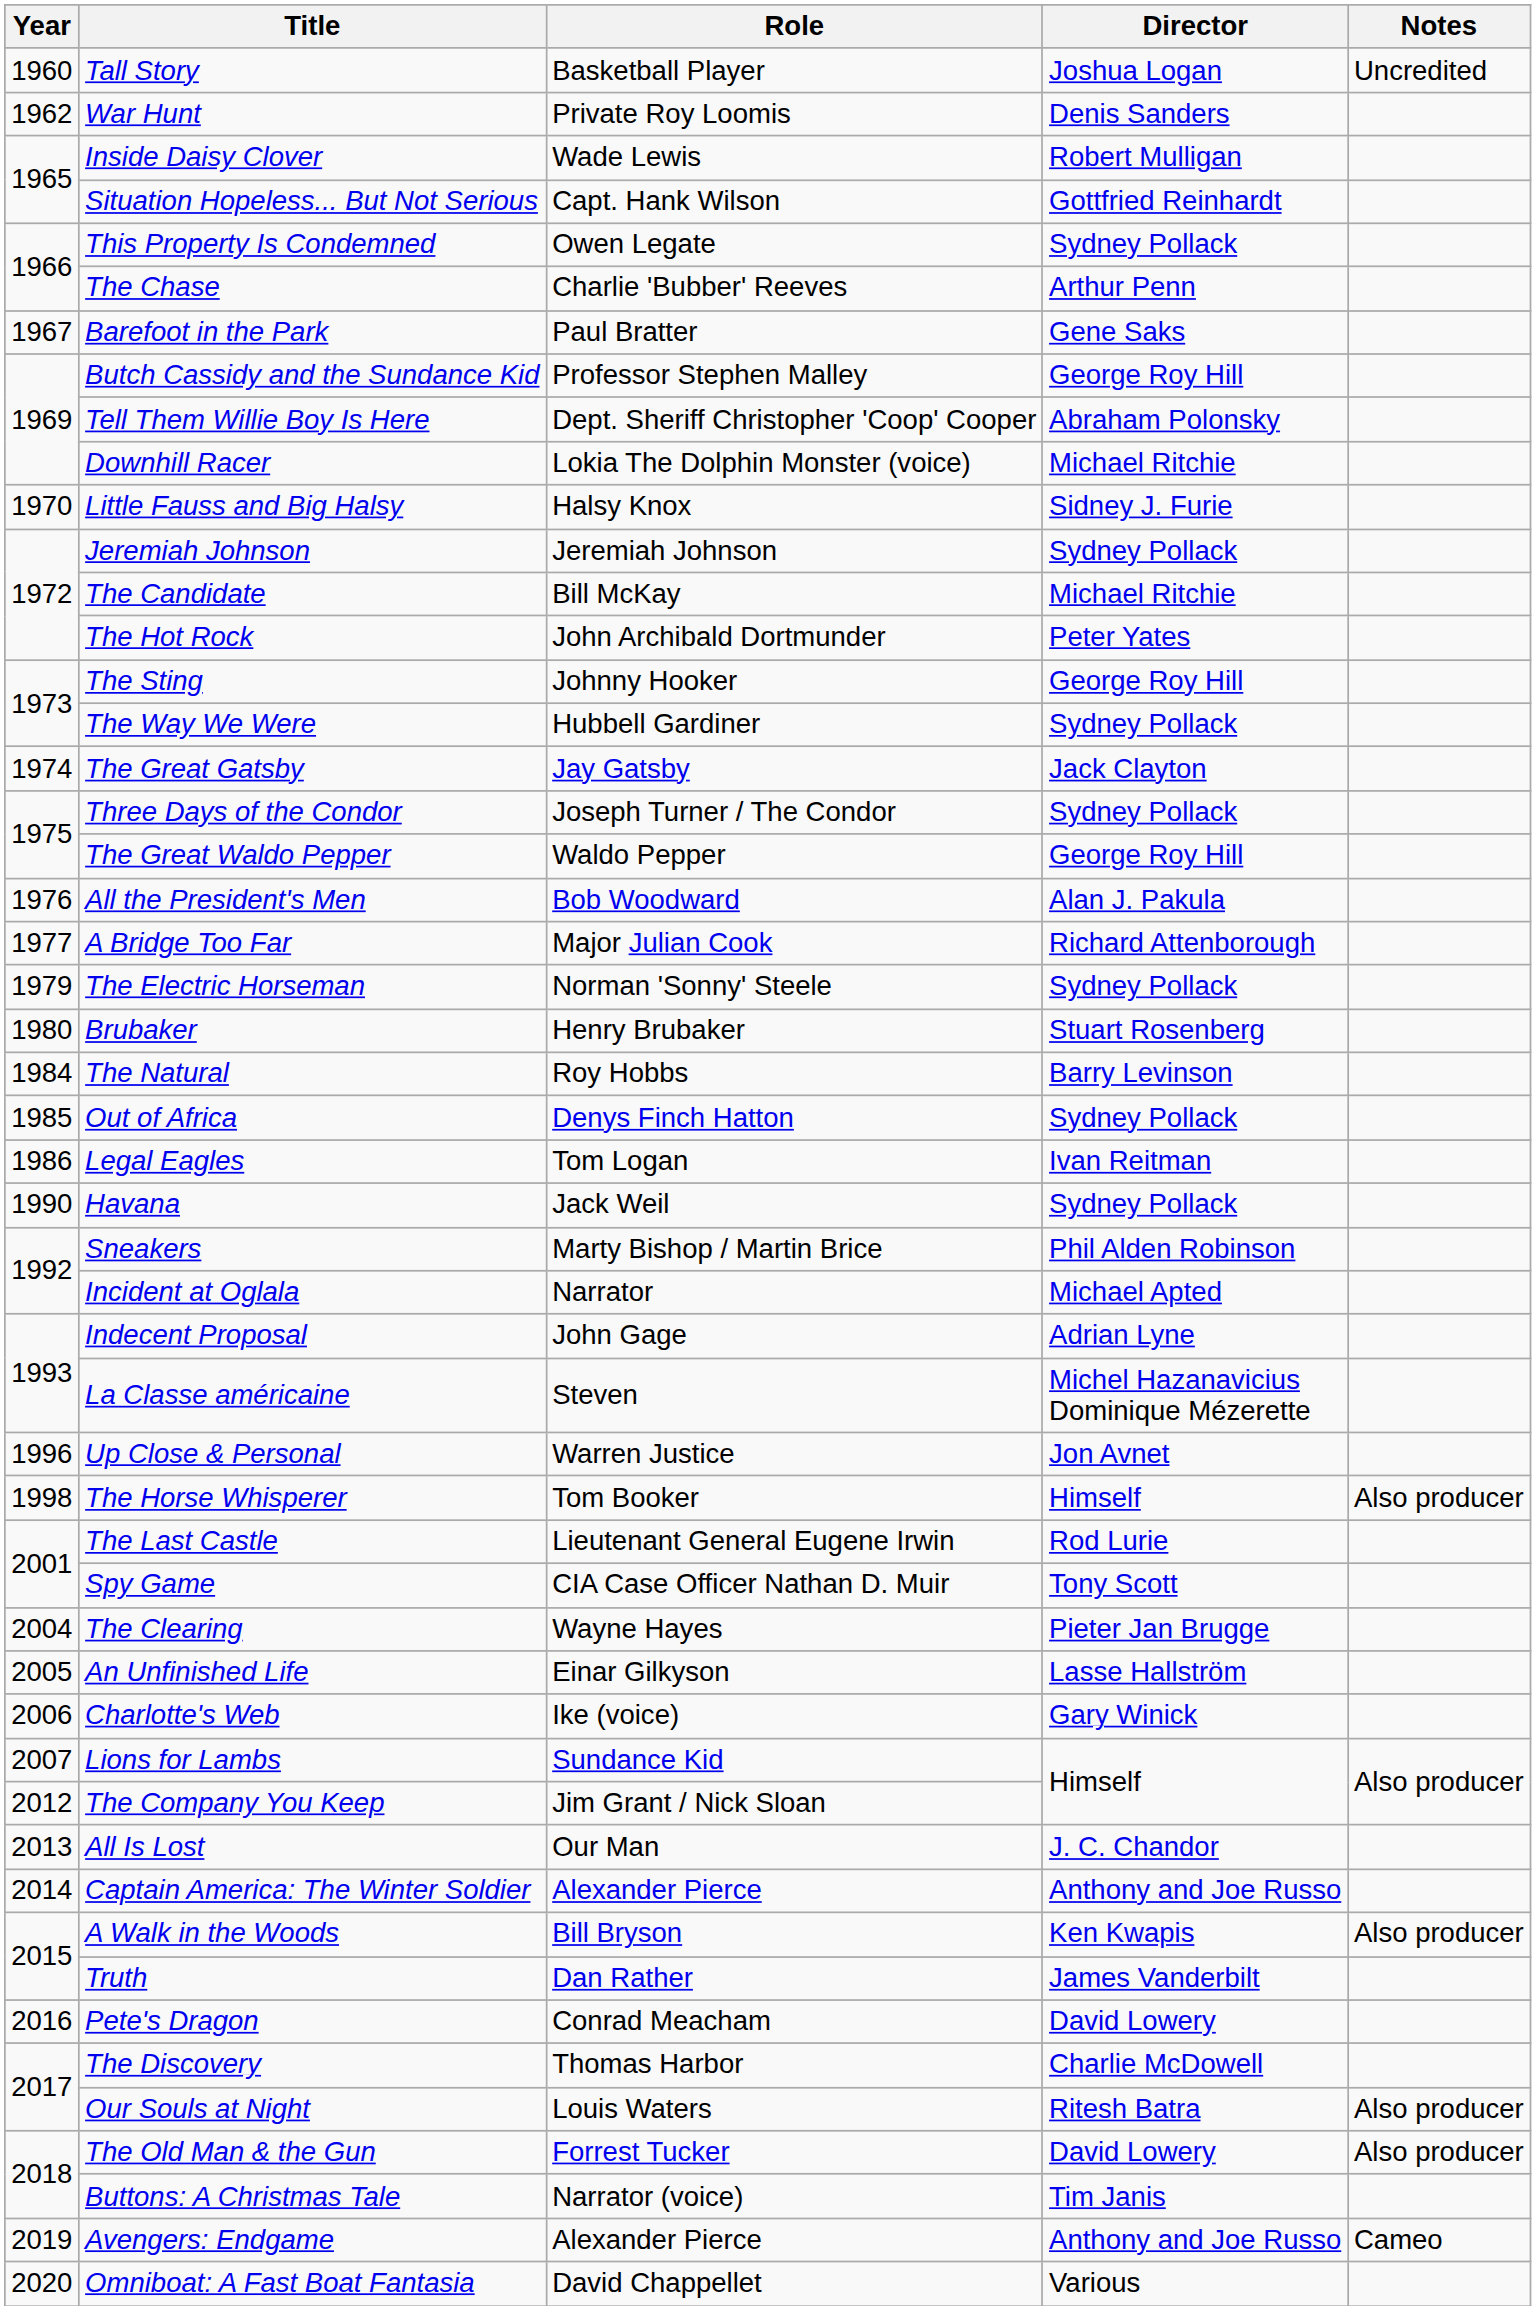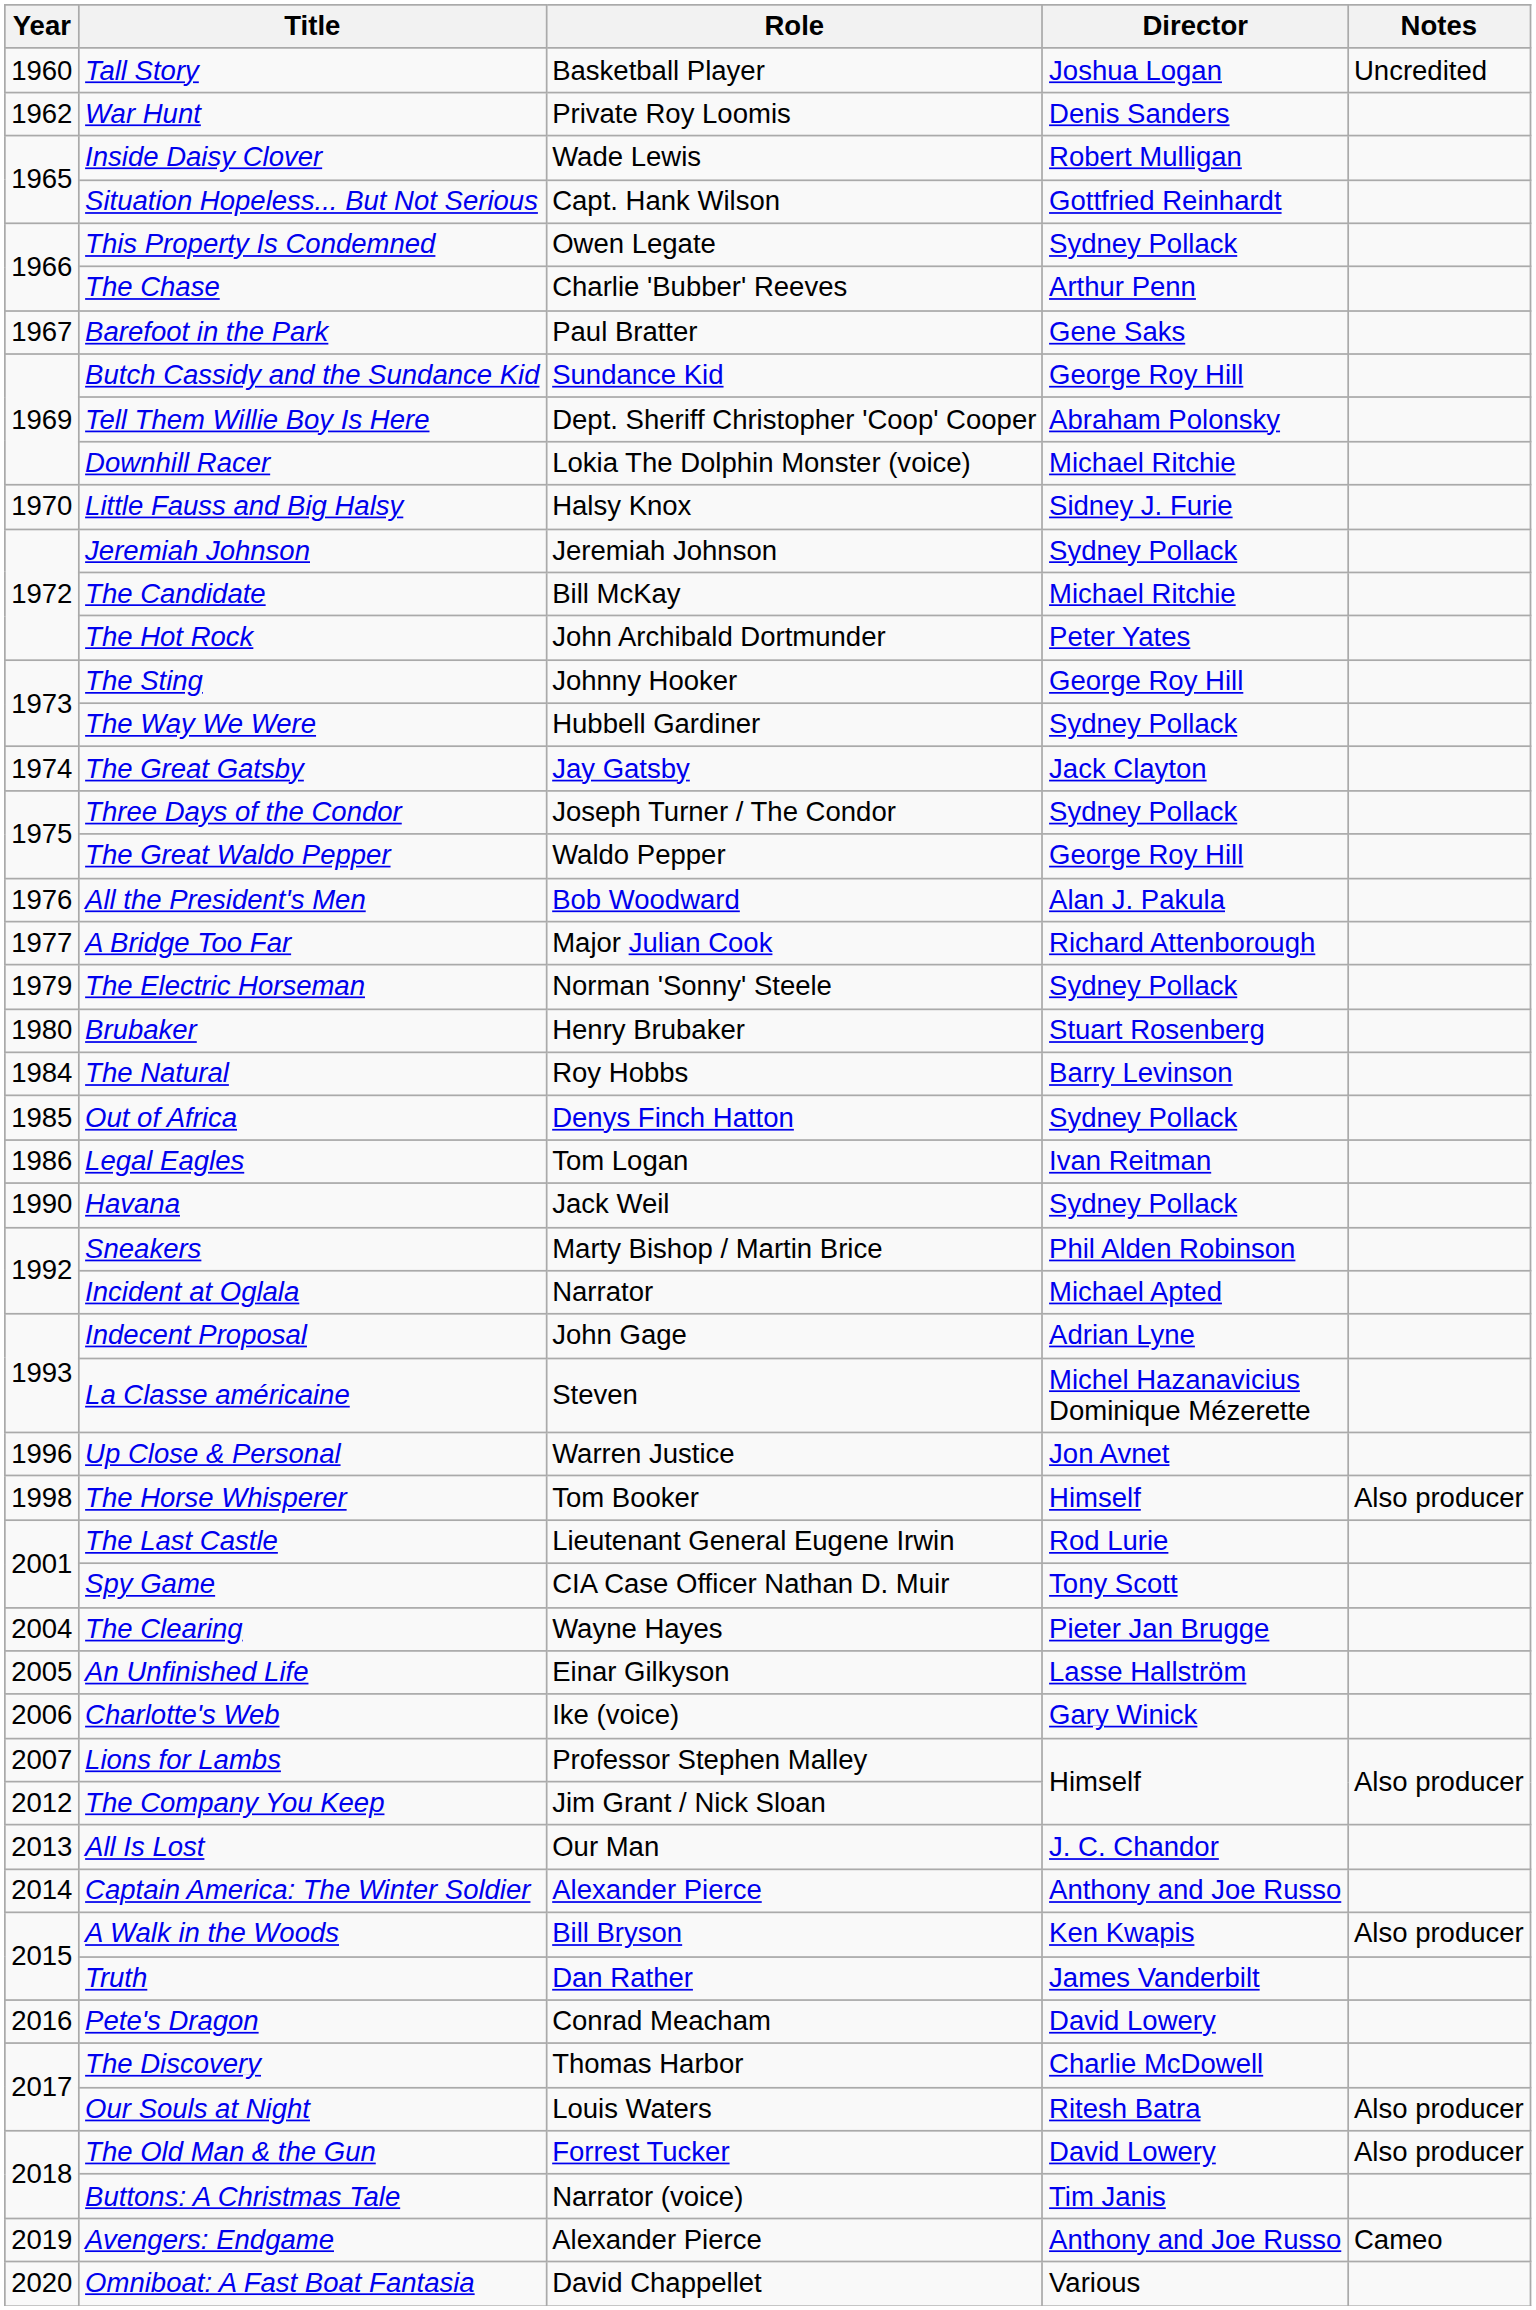(710, 375) Professor Stephen Malley -> (638, 375) Sundance Kid
(638, 1759) Sundance Kid -> (710, 1759) Professor Stephen Malley
